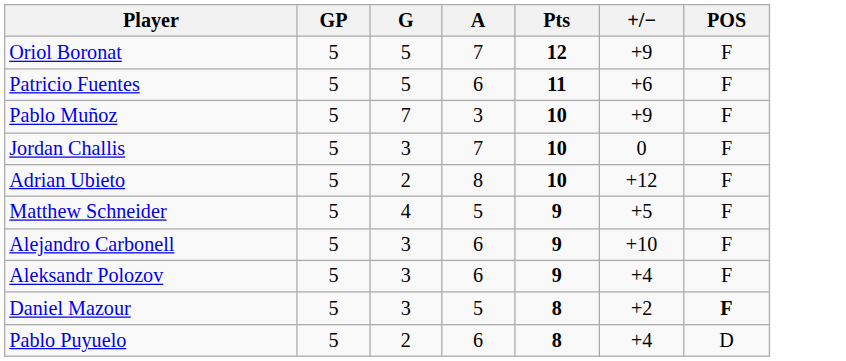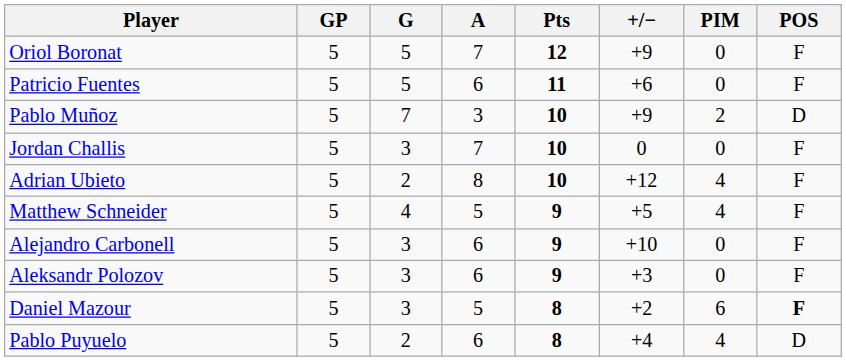+ column: (720, 20)
(727, 116) F -> (799, 116) D
(642, 276) +4 -> (642, 276) +3
